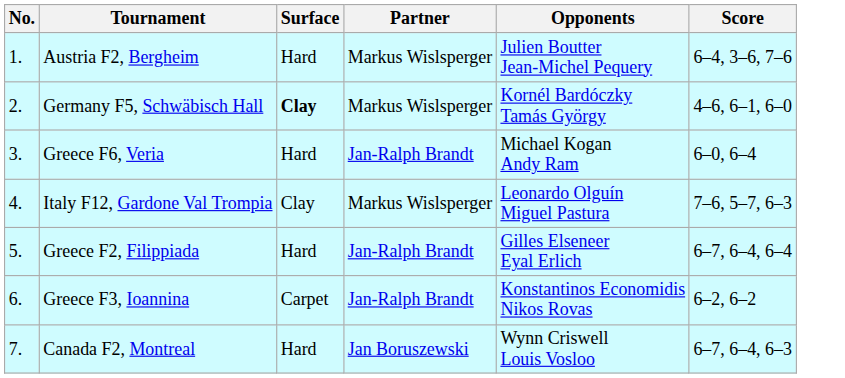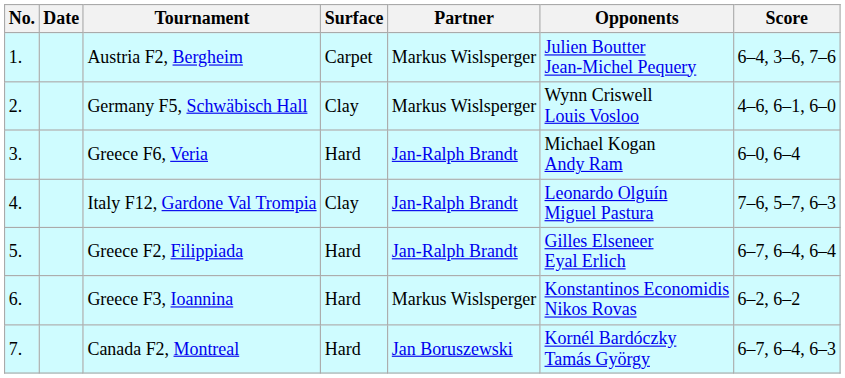+ column: (61, 18)
(299, 57) Hard -> (349, 57) Carpet
(299, 105) bold -> (342, 105) normal
(566, 105) Kornél Bardóczky Tamás György -> (598, 105) Wynn Criswell Louis Vosloo
(420, 202) Markus Wislsperger -> (455, 202) Jan-Ralph Brandt
(305, 300) Carpet -> (343, 300) Hard
(411, 300) Jan-Ralph Brandt -> (464, 300) Markus Wislsperger
(554, 348) Wynn Criswell Louis Vosloo -> (610, 348) Kornél Bardóczky Tamás György
